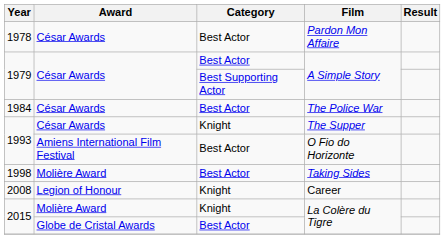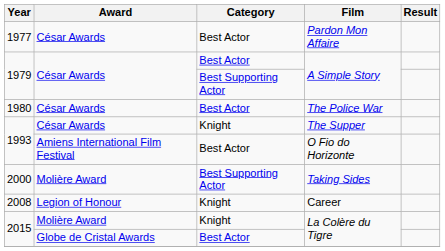(19, 36) 1978 -> (19, 36) 1977
(19, 108) 1984 -> (19, 108) 1980
(19, 173) 1998 -> (19, 179) 2000
(225, 173) Best Actor -> (239, 179) Best Supporting Actor
